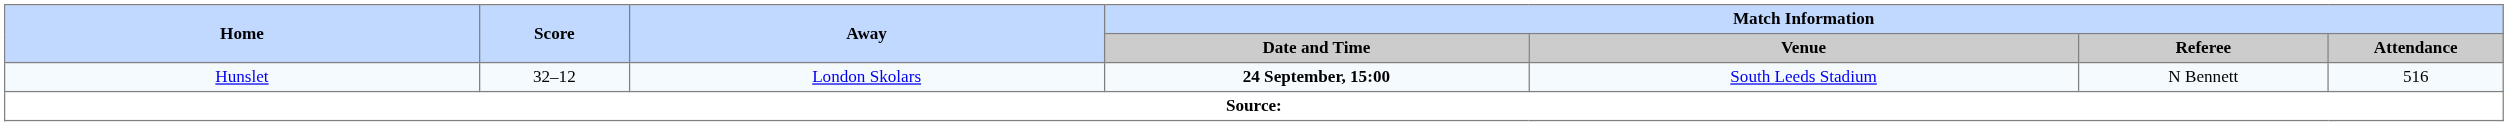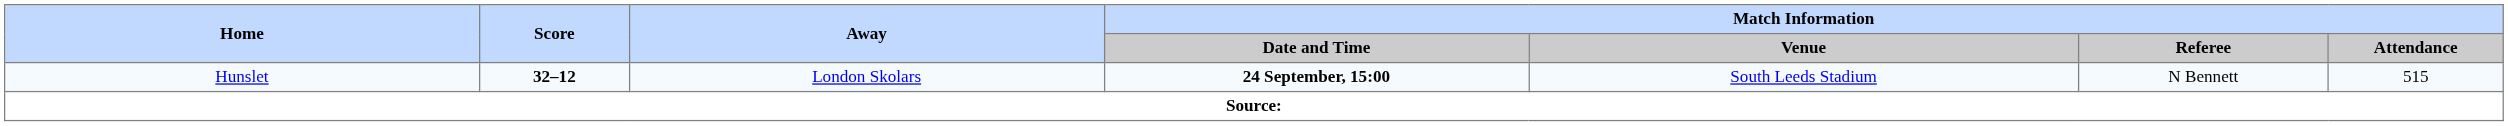(554, 76) normal -> (554, 76) bold
(2416, 76) 516 -> (2416, 76) 515
